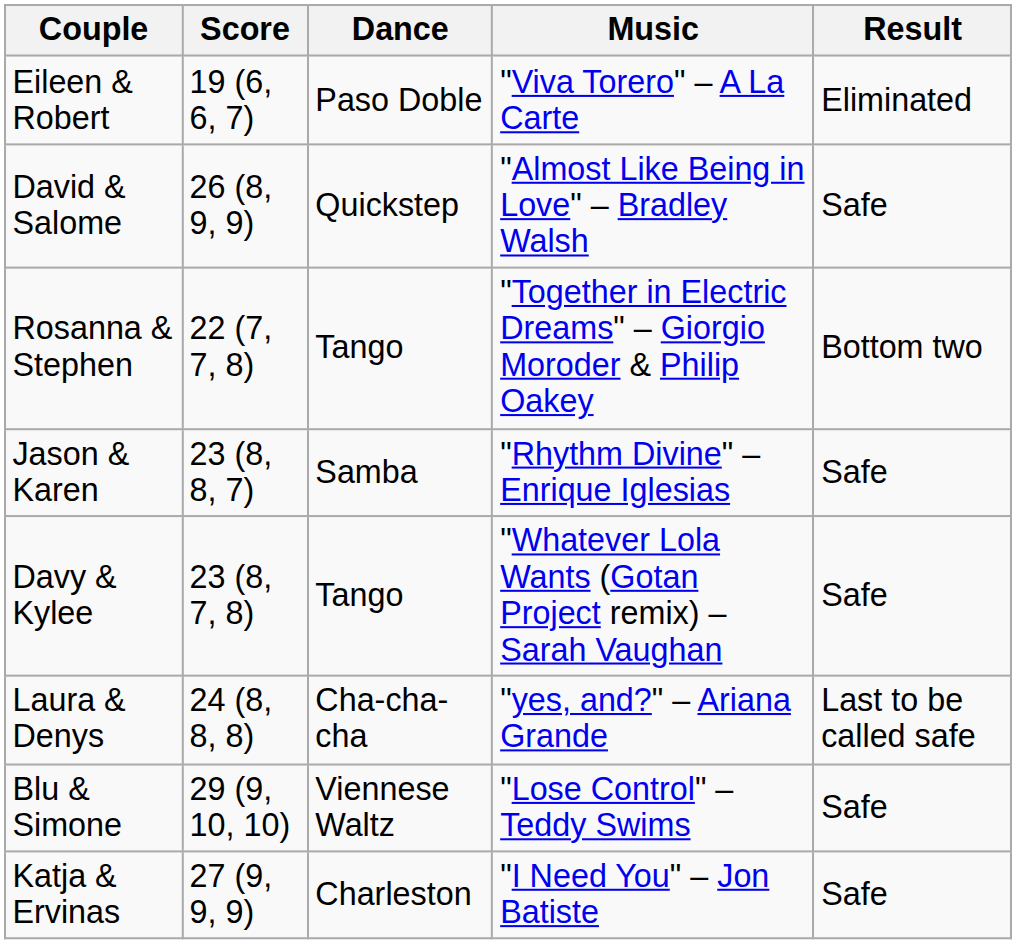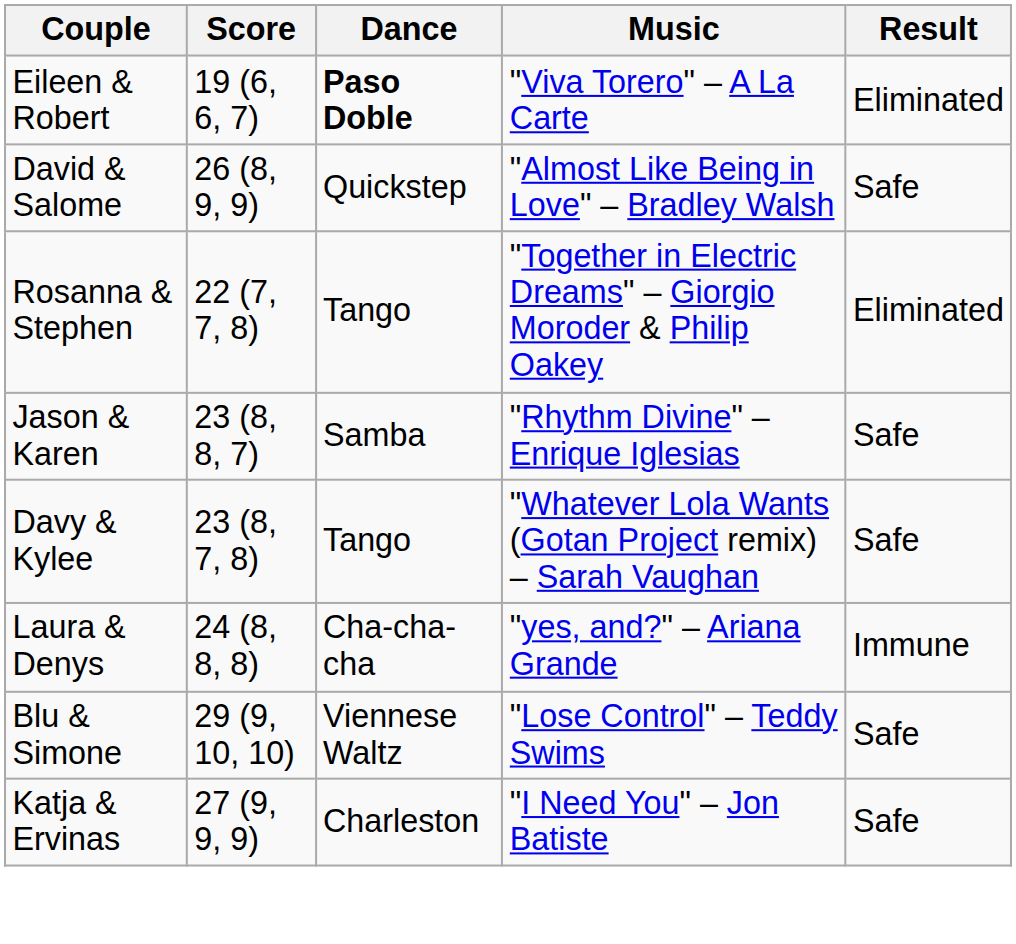(399, 99) normal -> (368, 99) bold
(902, 347) Bottom two -> (928, 311) Eliminated
(898, 719) Last to be called safe -> (911, 646) Immune
